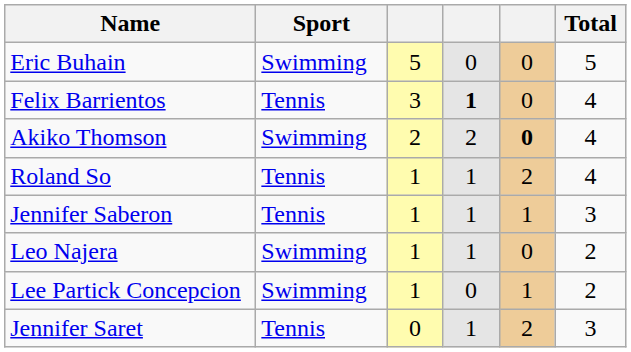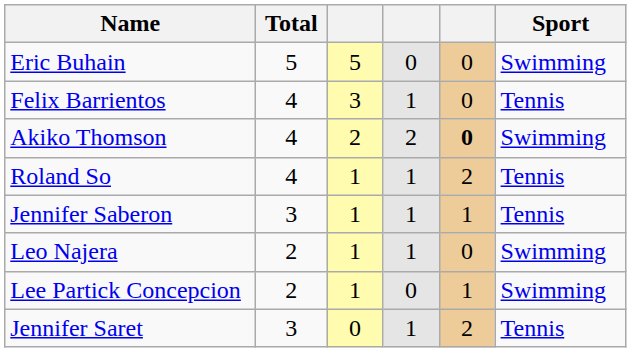columns swapped: (321, 23) <-> (591, 23)
(471, 99) bold -> (411, 99) normal
